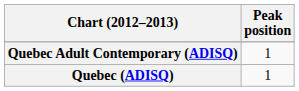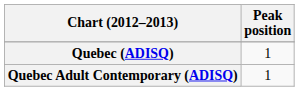rows swapped: (123, 75) <-> (123, 53)
